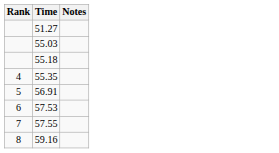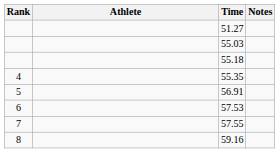+ column: (126, 12)
